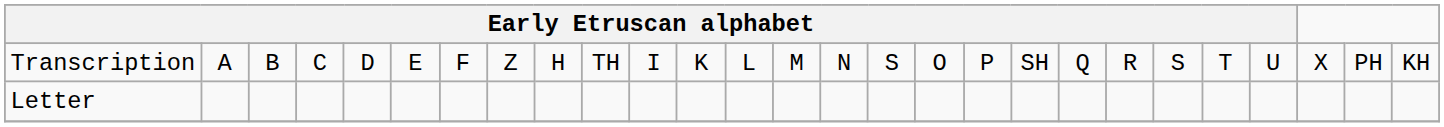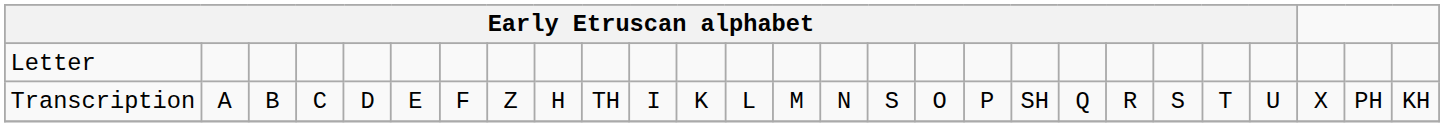rows swapped: (53, 101) <-> (103, 63)
